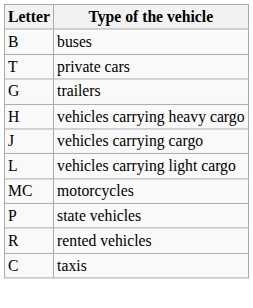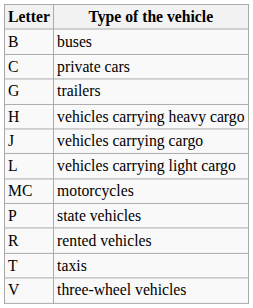(13, 66) T -> (13, 66) С
(13, 265) С -> (13, 265) T
+ row: (122, 290)
